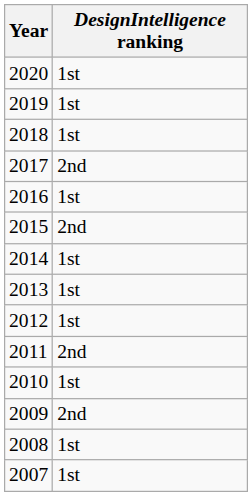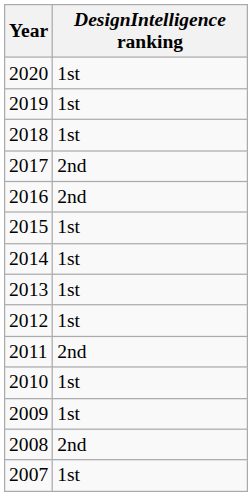(69, 196) 1st -> (72, 196) 2nd
(72, 227) 2nd -> (69, 227) 1st
(72, 413) 2nd -> (69, 413) 1st
(69, 444) 1st -> (72, 444) 2nd
